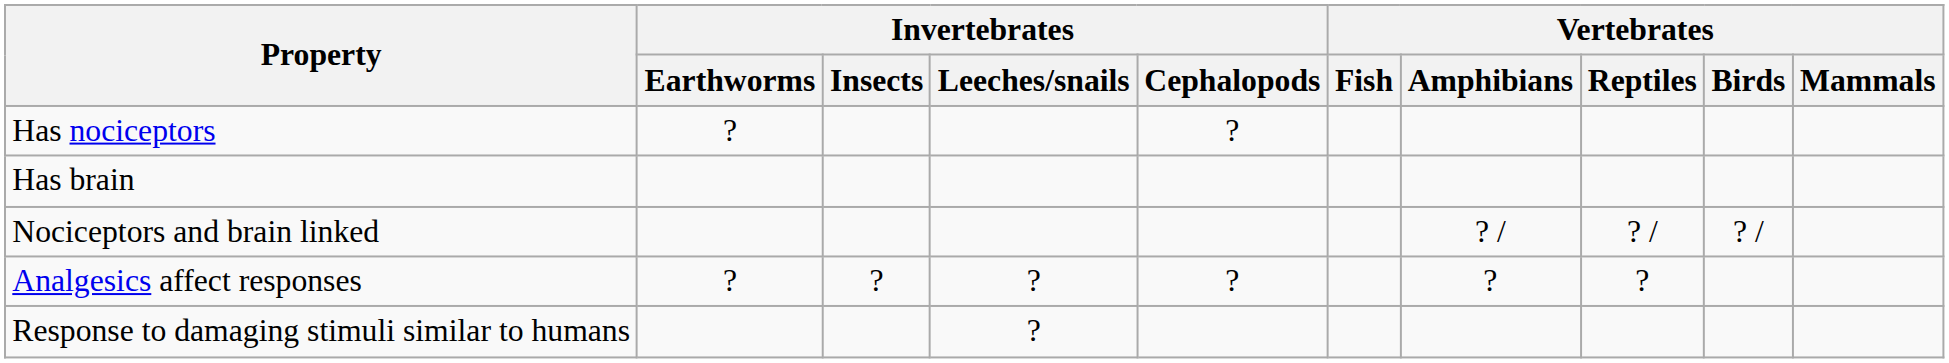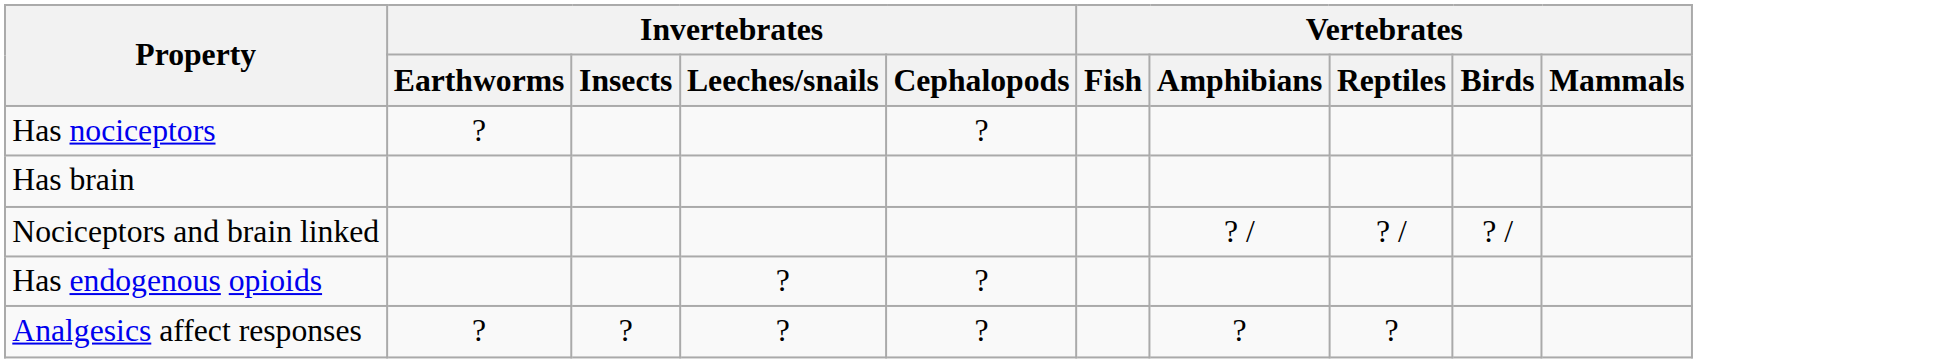+ row: (167, 280)
- row: (321, 331)
